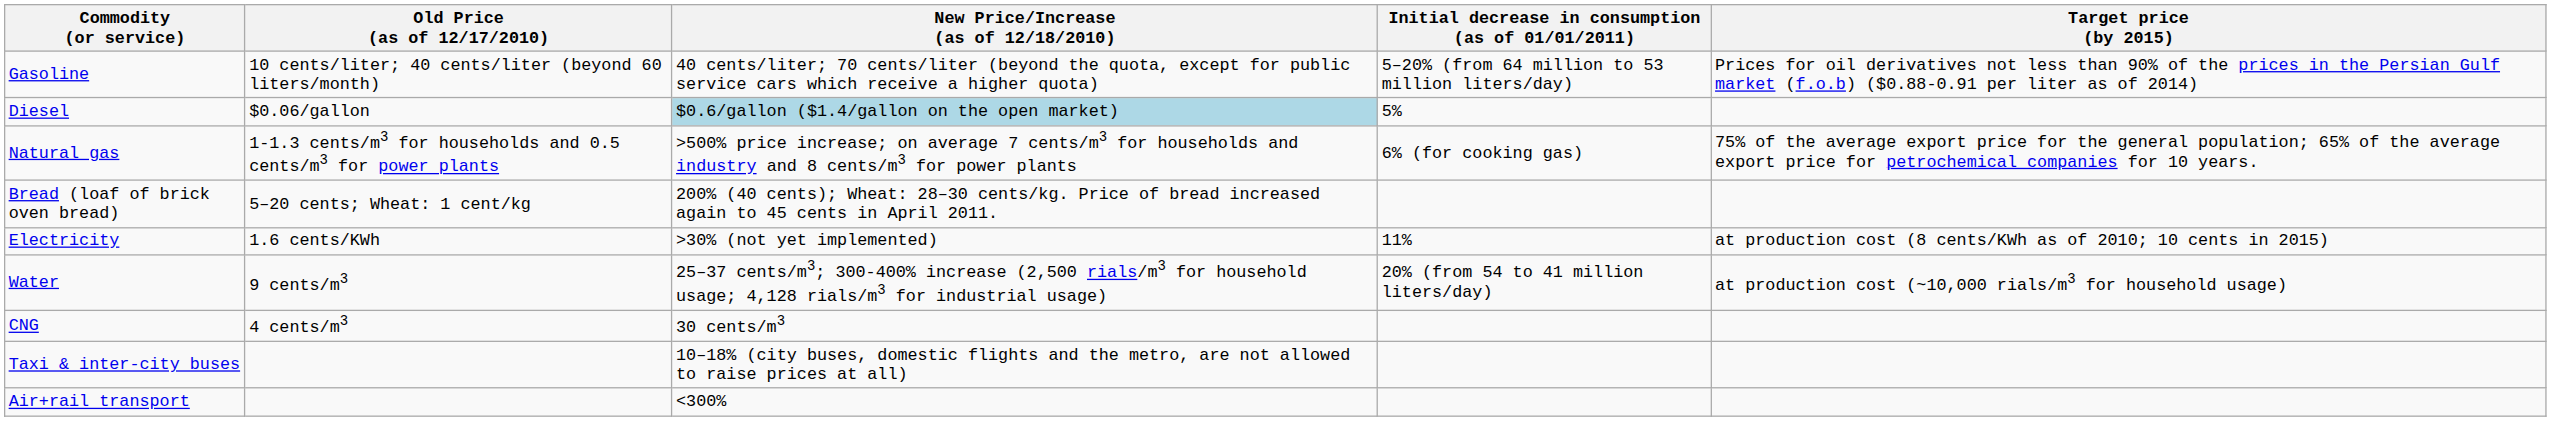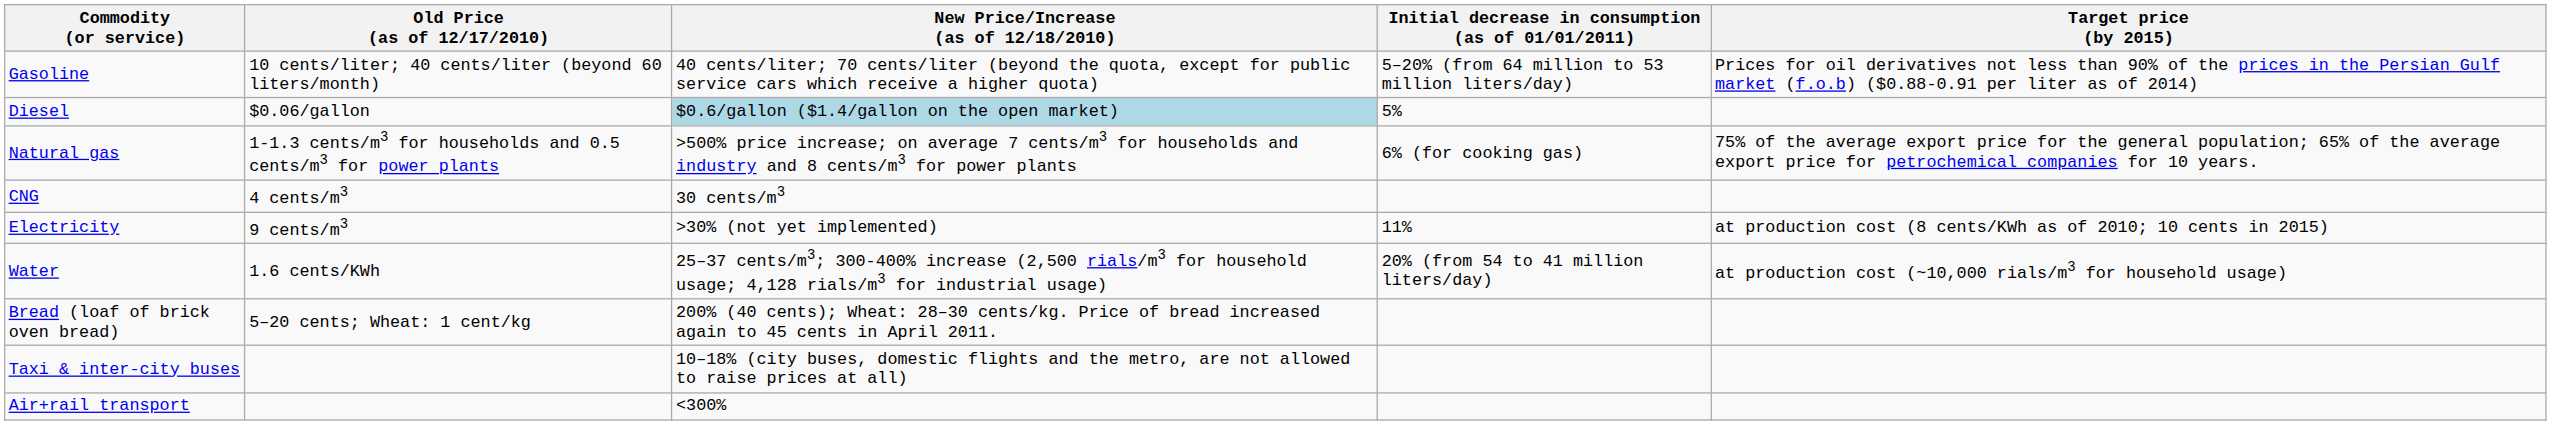rows swapped: (24, 326) <-> (109, 204)
(315, 241) 1.6 cents/KWh -> (299, 228) 9 cents/m3
(299, 282) 9 cents/m3 -> (315, 271) 1.6 cents/KWh
